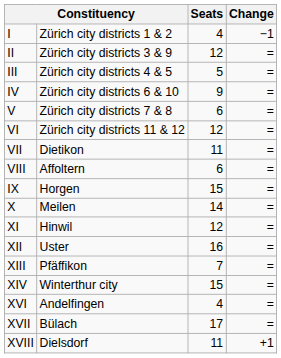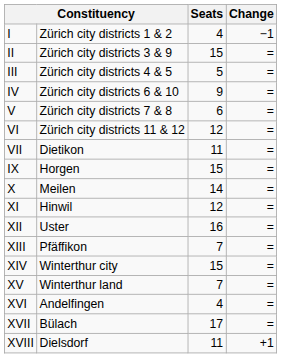(216, 53) 12 -> (216, 53) 15
- row: (16, 169)
+ row: (15, 285)
